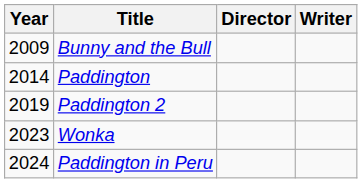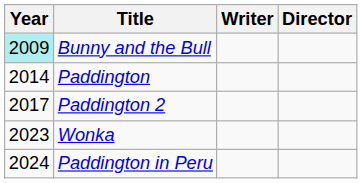columns swapped: (256, 18) <-> (326, 18)
(29, 47) no background -> (29, 47) paleturquoise background
(29, 105) 2019 -> (29, 105) 2017
